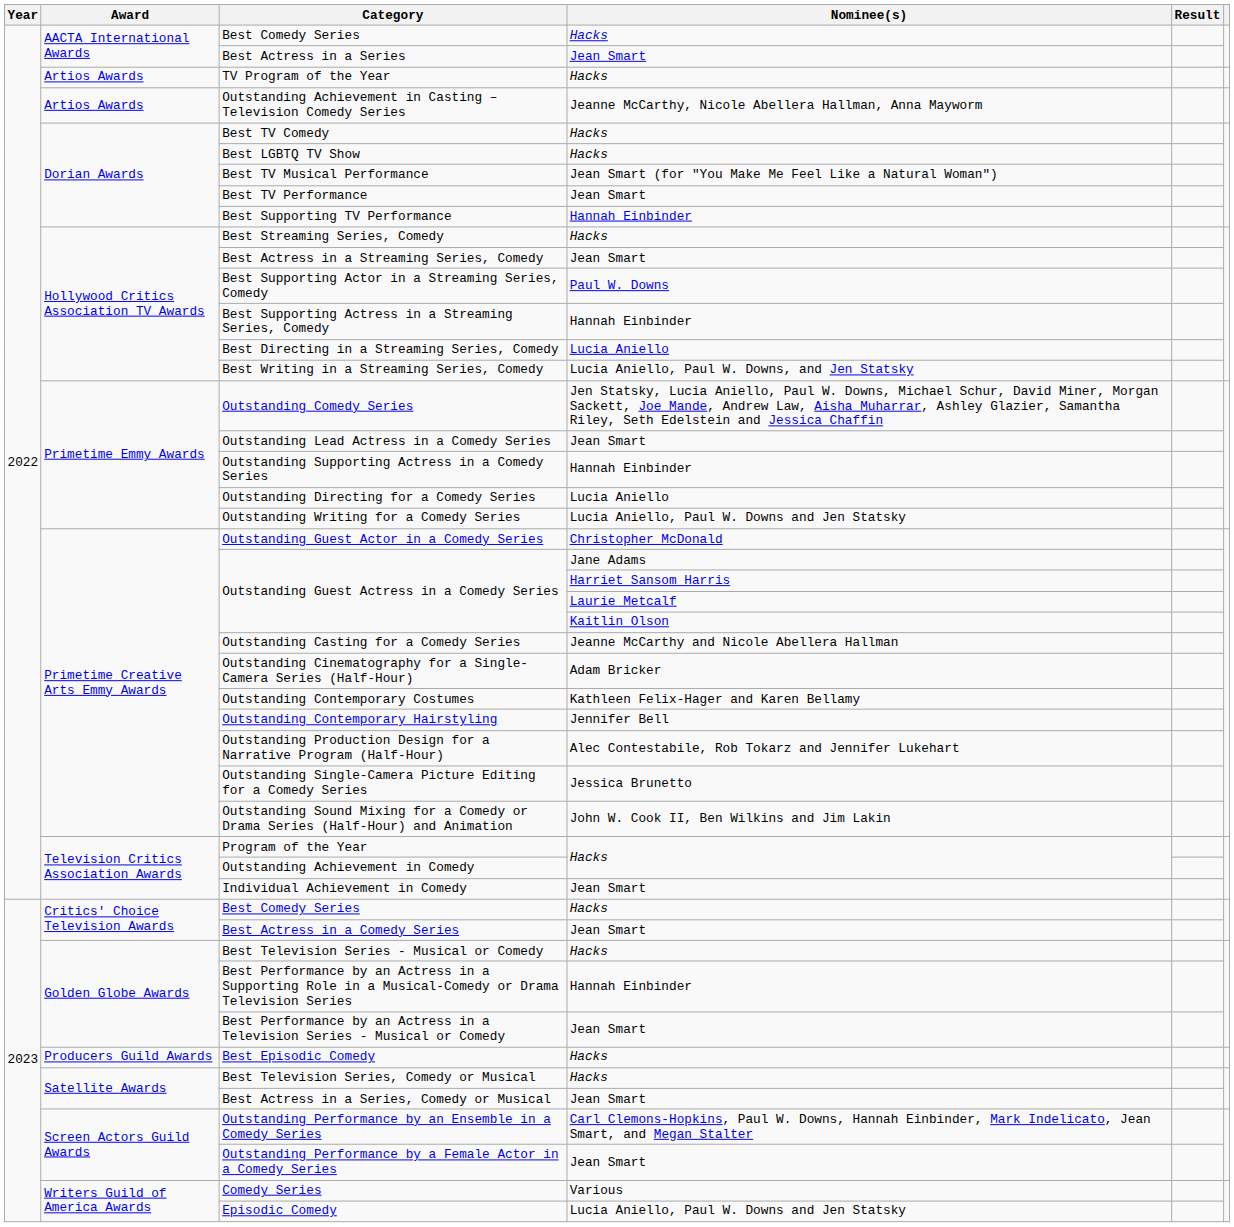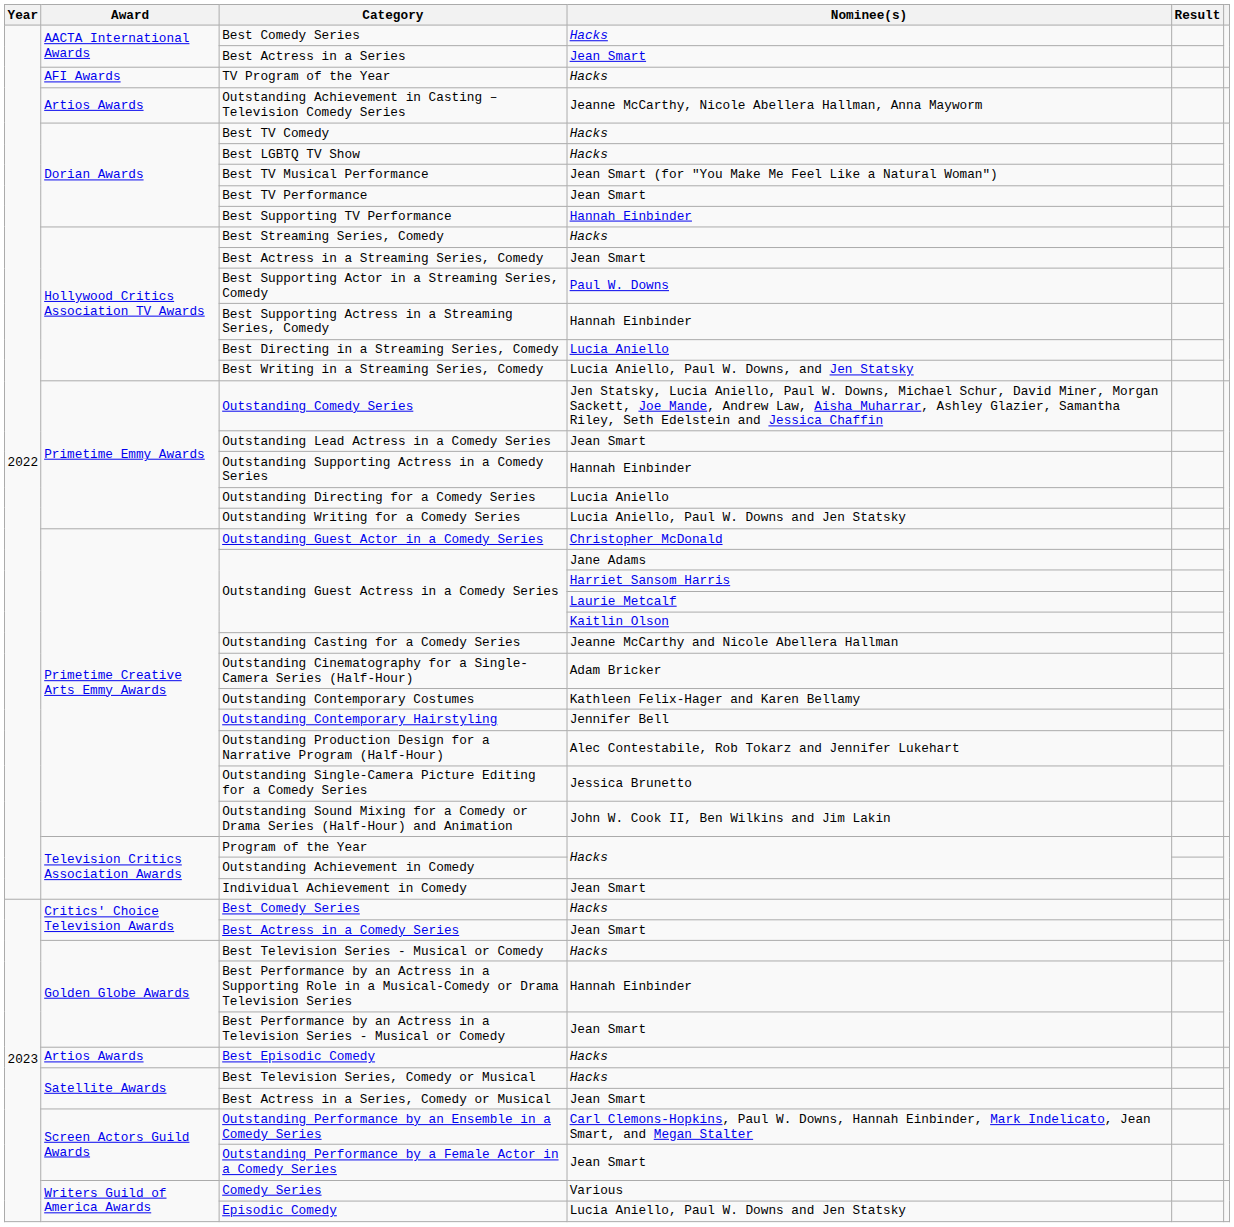(94, 77) Artios Awards -> (82, 77) AFI Awards
(128, 1057) Producers Guild Awards -> (94, 1057) Artios Awards
